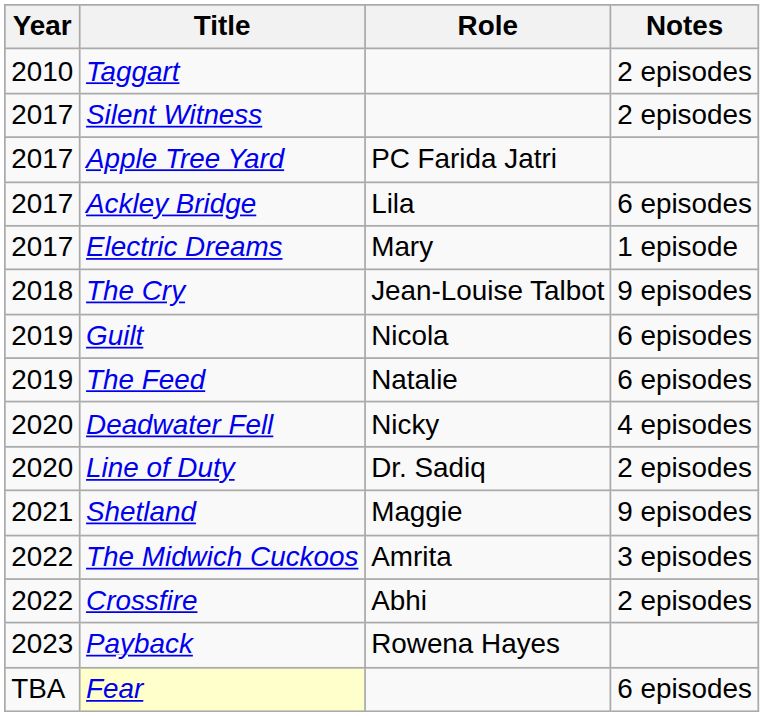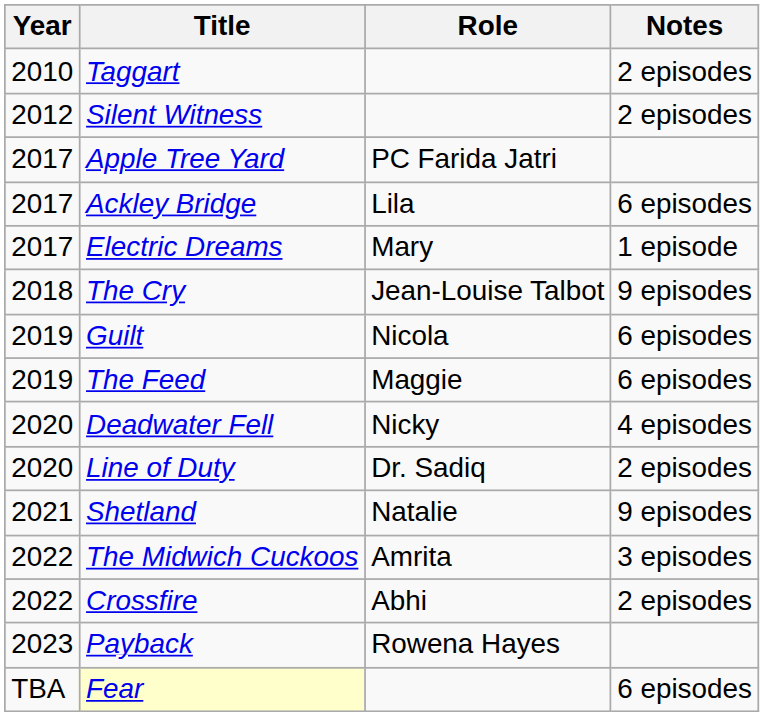(42, 114) 2017 -> (42, 114) 2012
(415, 379) Natalie -> (417, 379) Maggie
(417, 512) Maggie -> (415, 512) Natalie
